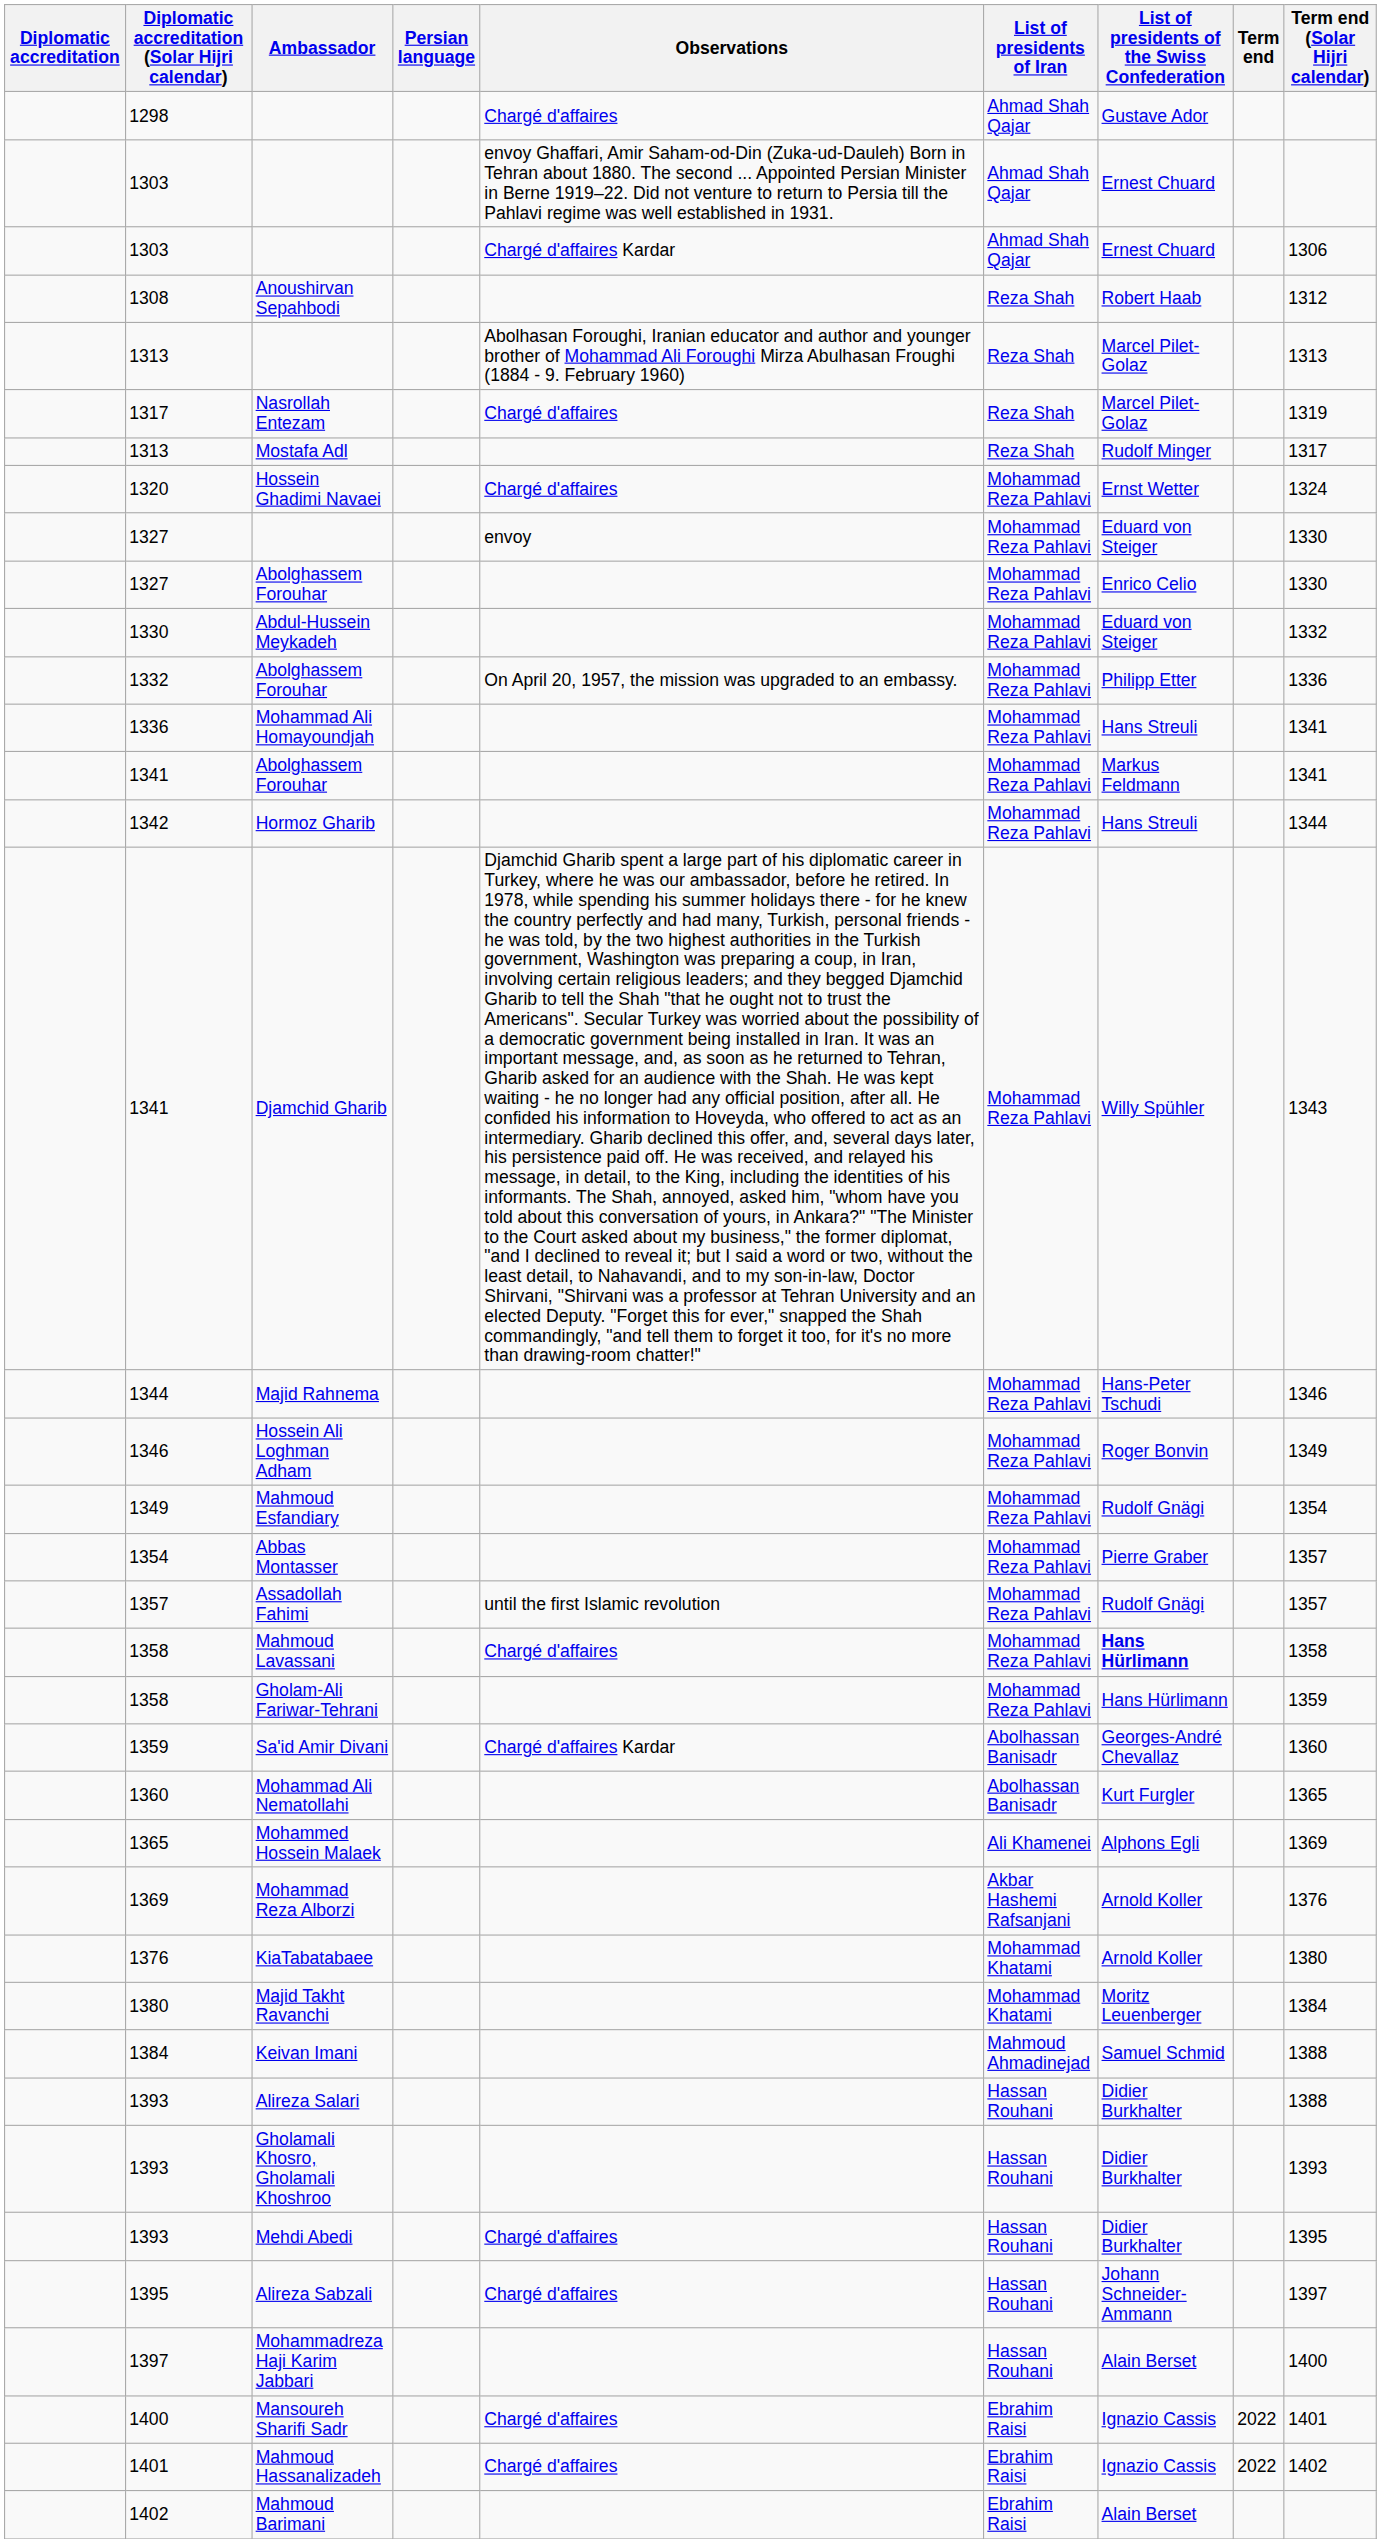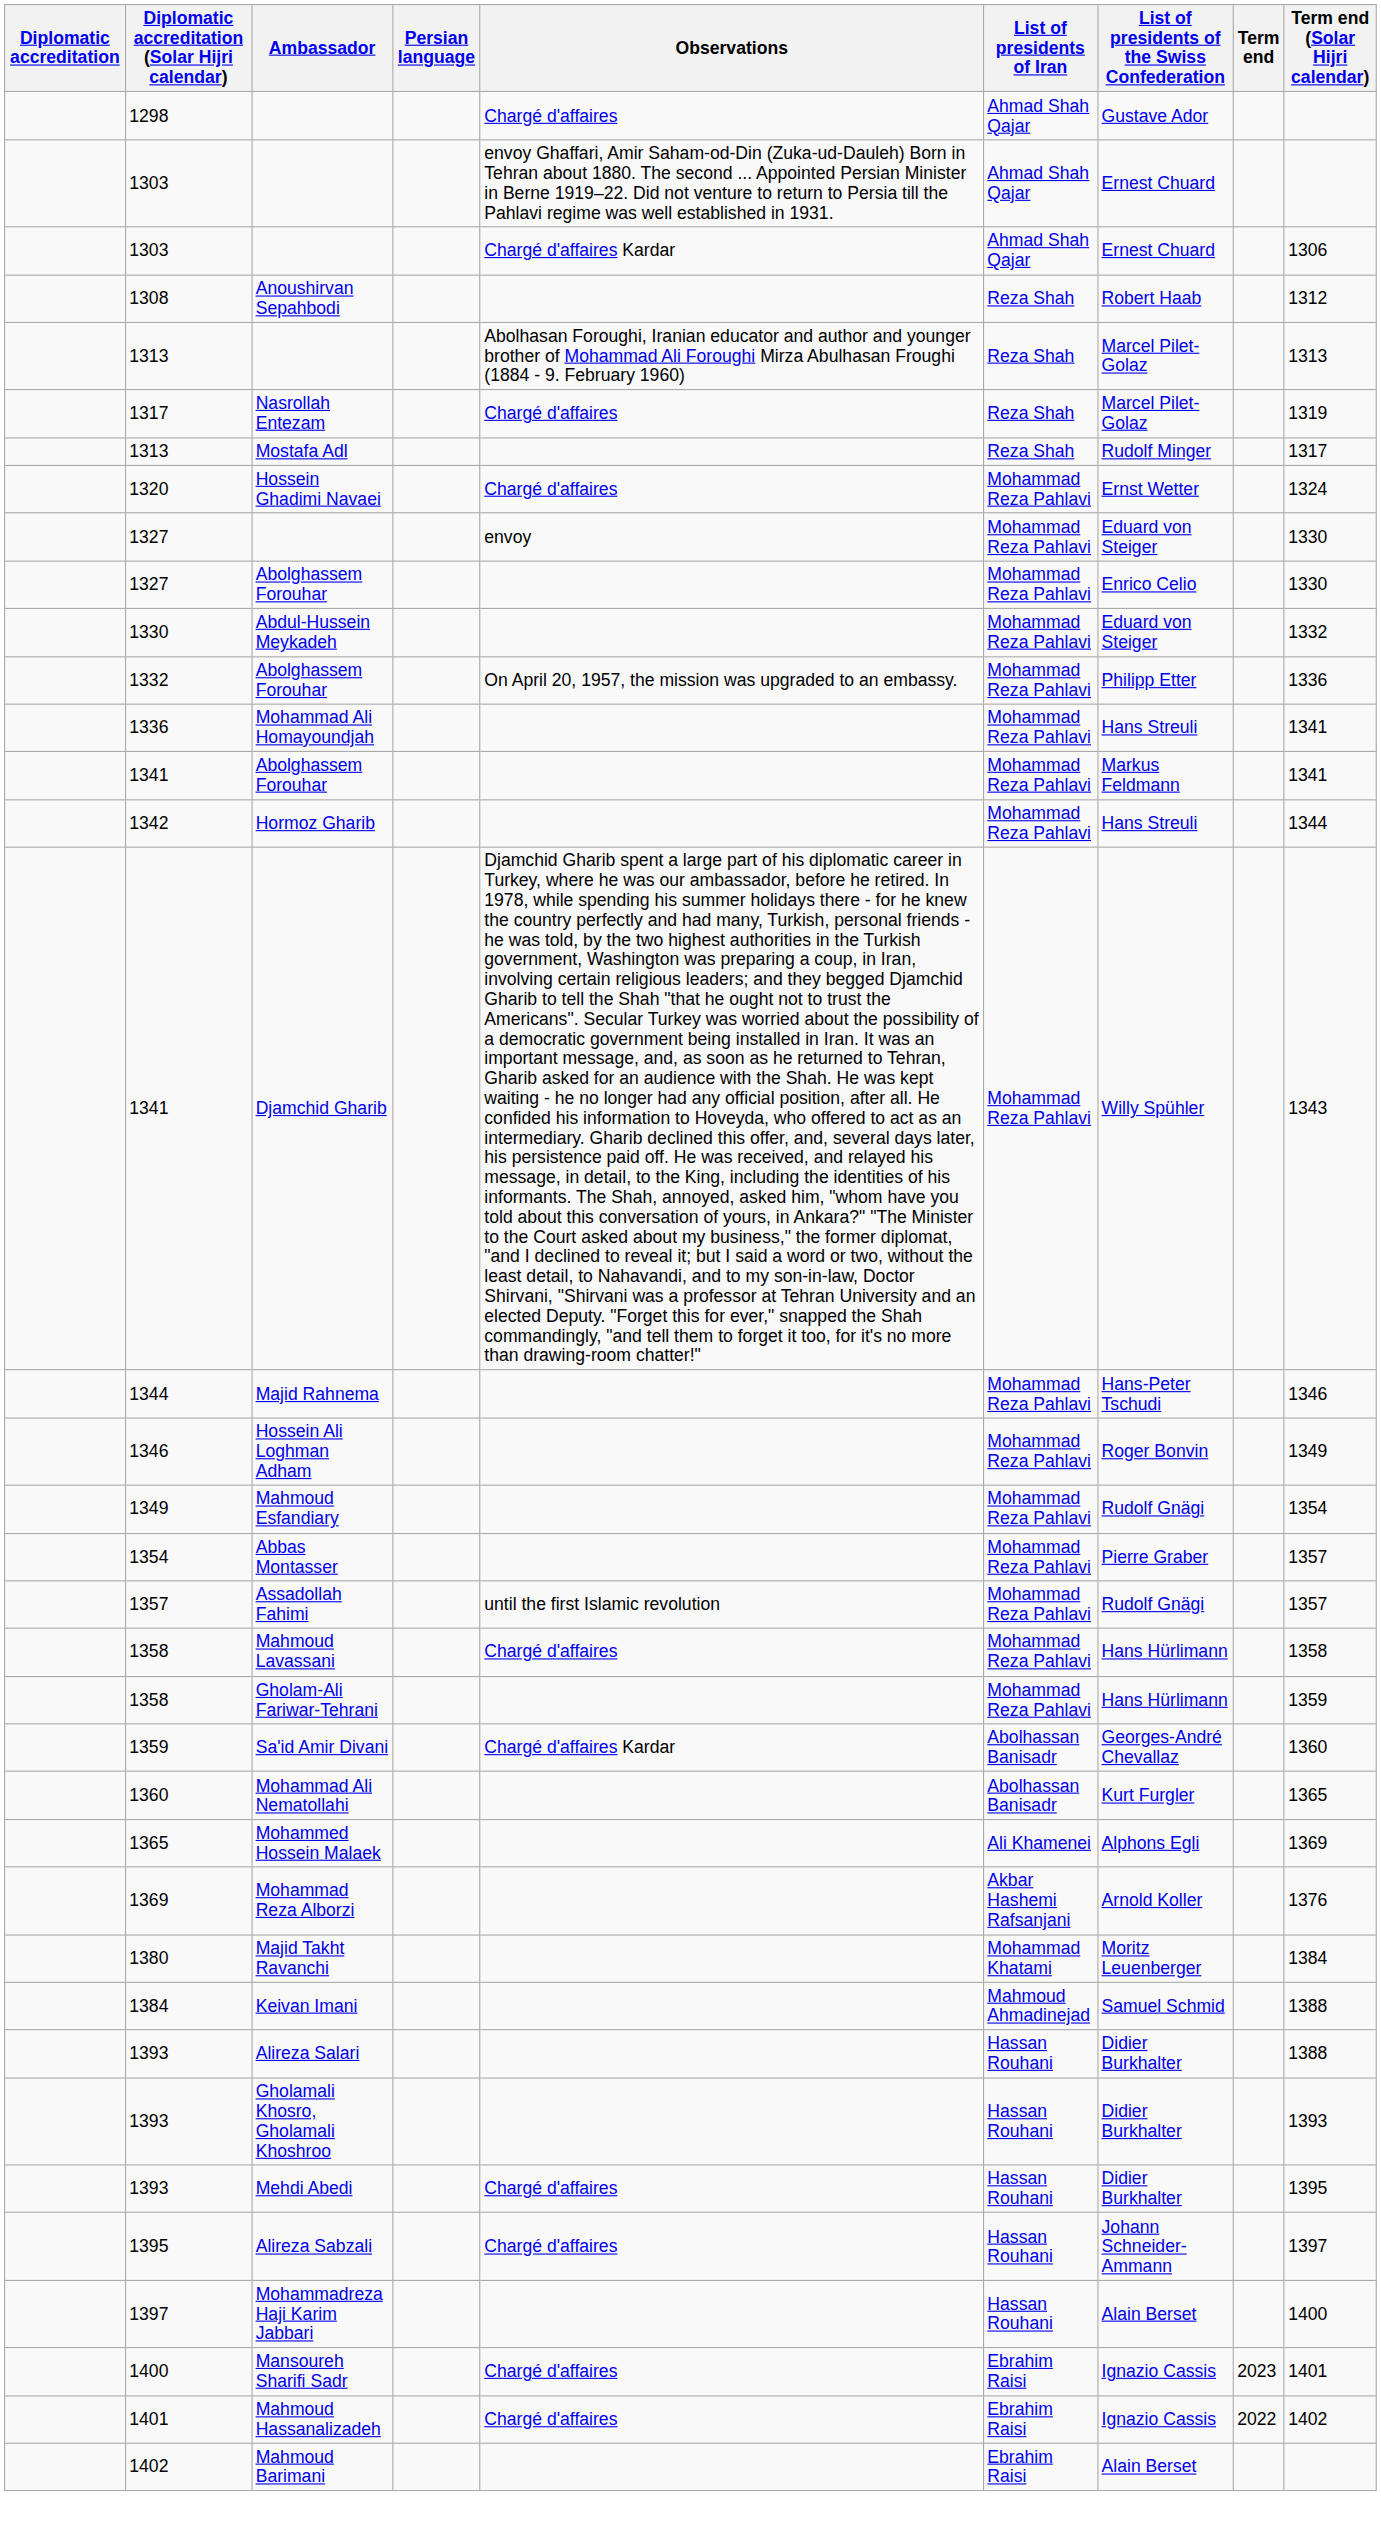(1145, 1652) bold -> (1165, 1652) normal
- row: (149, 1958)
(1257, 2419) 2022 -> (1257, 2371) 2023
